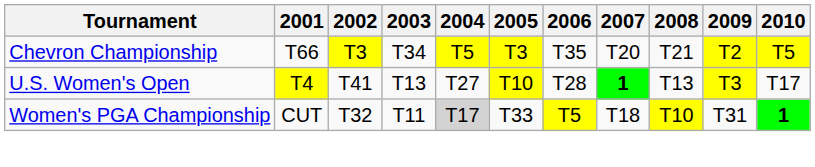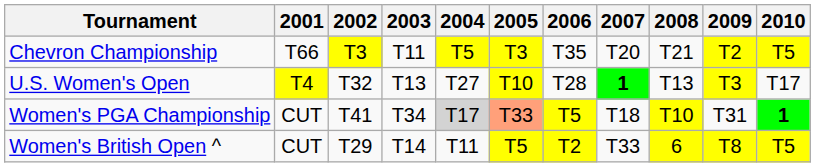(409, 52) T34 -> (409, 52) T11
(355, 84) T41 -> (355, 84) T32
(355, 115) T32 -> (355, 115) T41
(409, 115) T11 -> (409, 115) T34
(516, 115) no background -> (516, 115) lightsalmon background
+ row: (115, 147)
